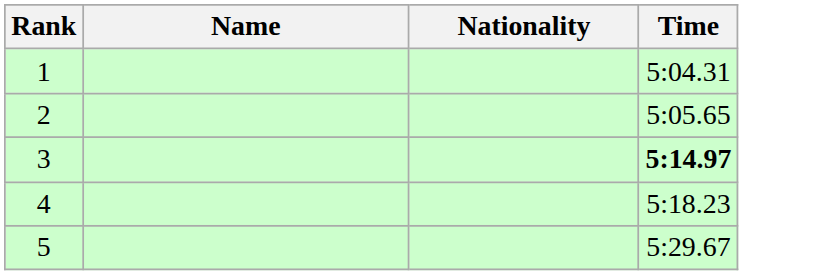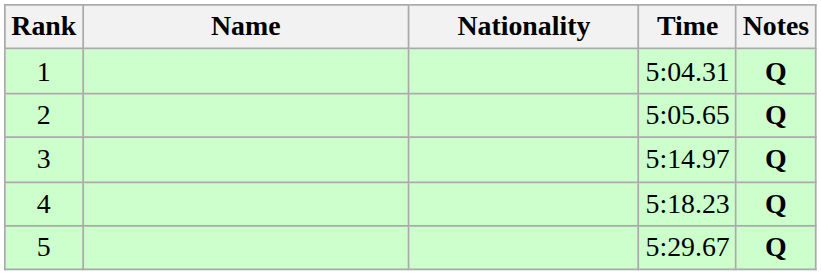+ column: (776, 26)
(688, 159) bold -> (688, 159) normal
